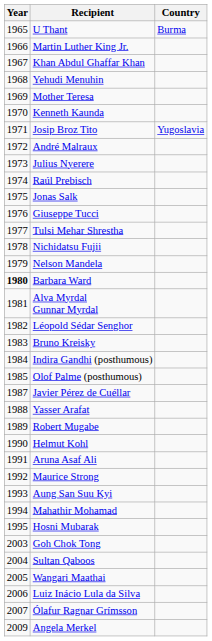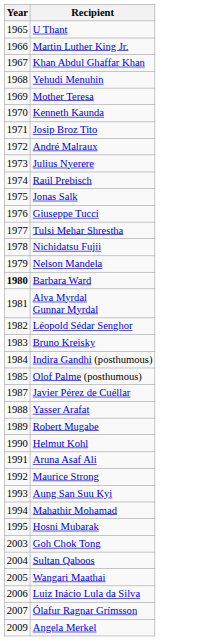- column: (181, 12)
